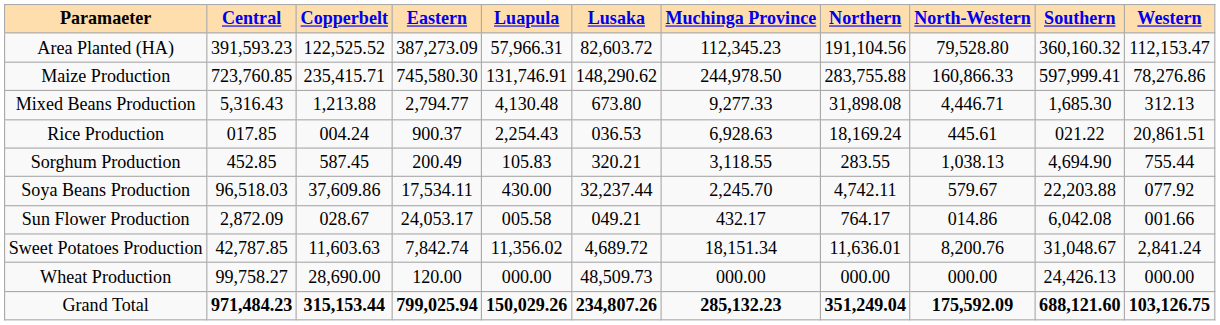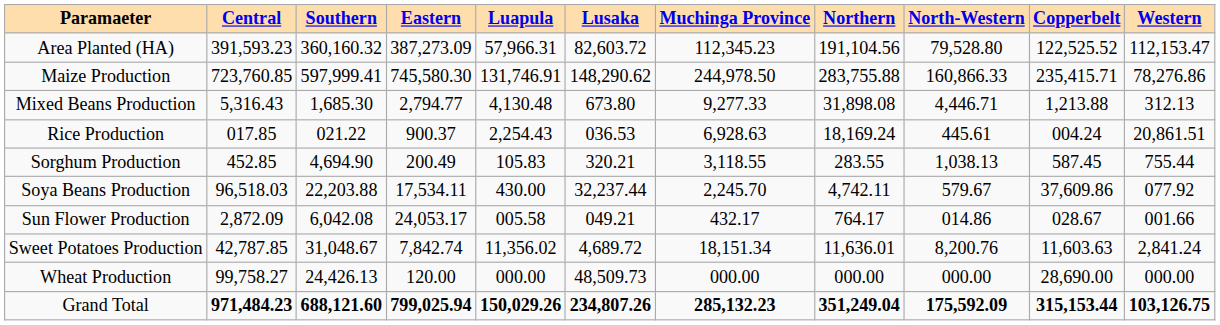columns swapped: (344, 18) <-> (1080, 18)
